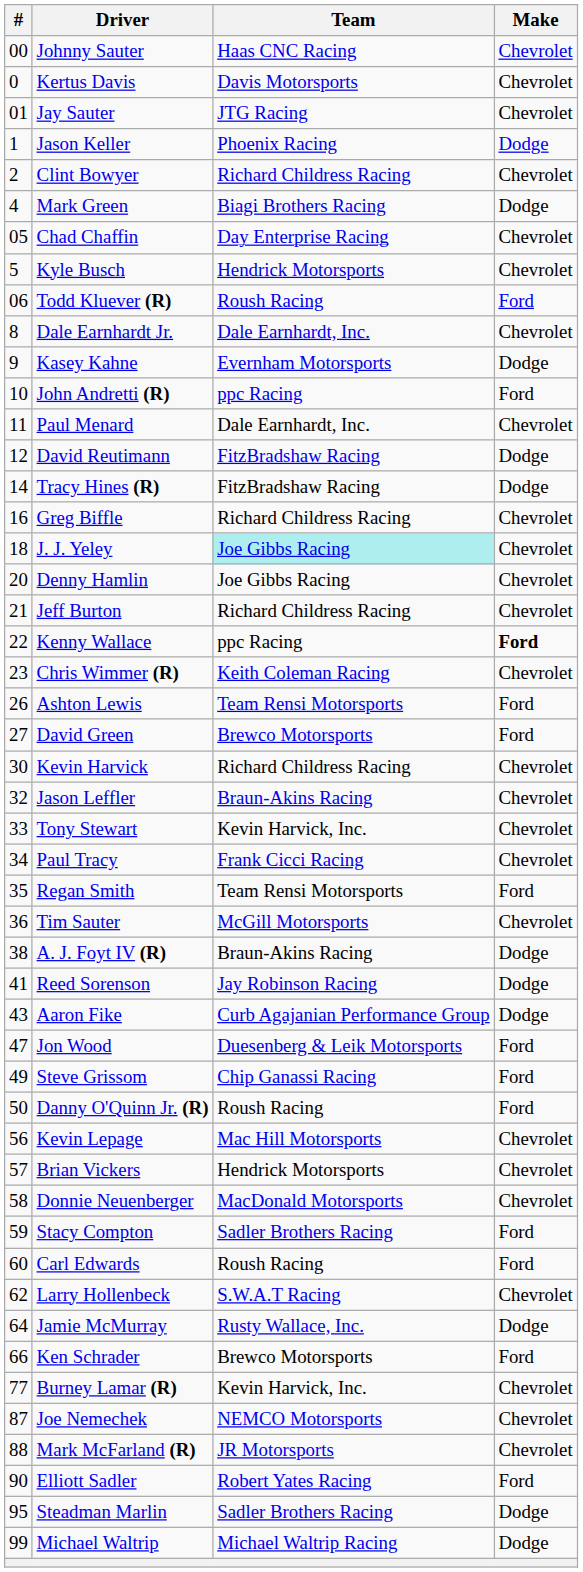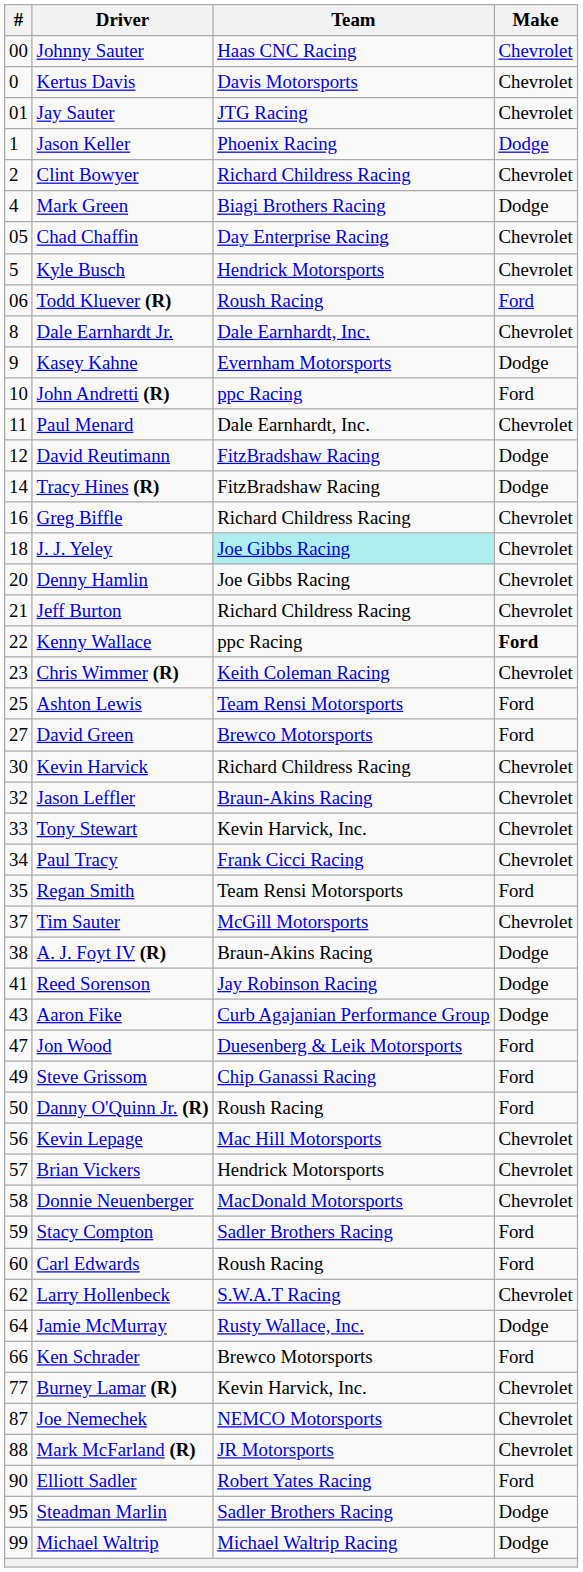(18, 703) 26 -> (18, 703) 25
(18, 921) 36 -> (18, 921) 37
